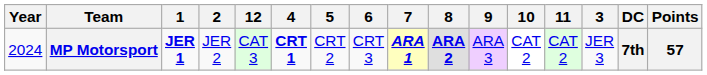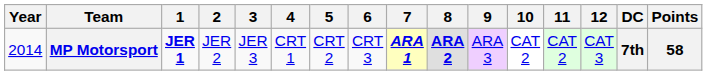columns swapped: (600, 16) <-> (253, 16)
(25, 49) 2024 -> (25, 49) 2014
(291, 49) bold -> (290, 49) normal
(675, 49) 57 -> (675, 49) 58
